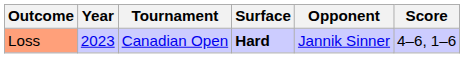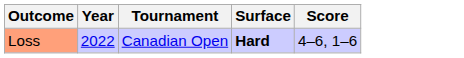- column: (344, 16)
(98, 40) 2023 -> (98, 40) 2022
